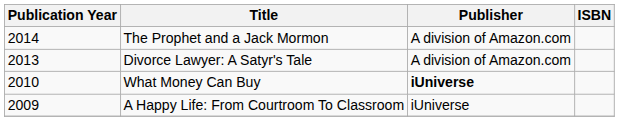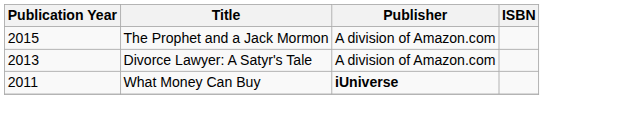(23, 37) 2014 -> (23, 37) 2015
(23, 82) 2010 -> (23, 82) 2011
- row: (264, 104)
